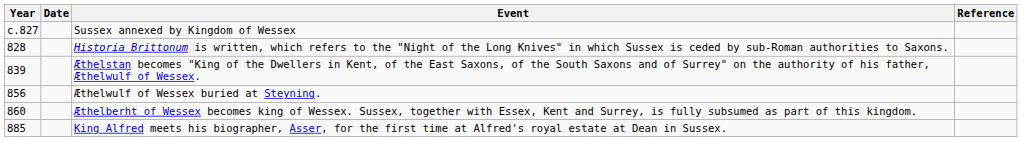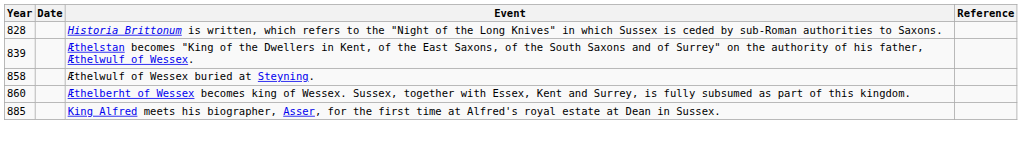- row: (185, 30)
(16, 94) 856 -> (16, 77) 858
